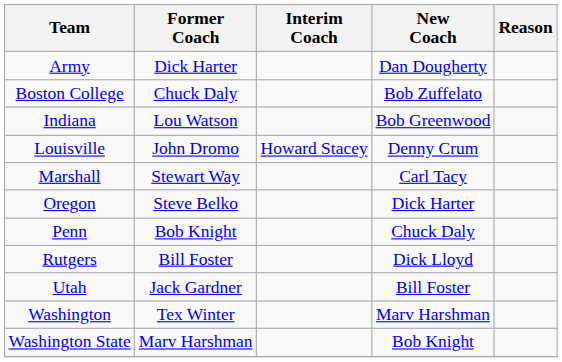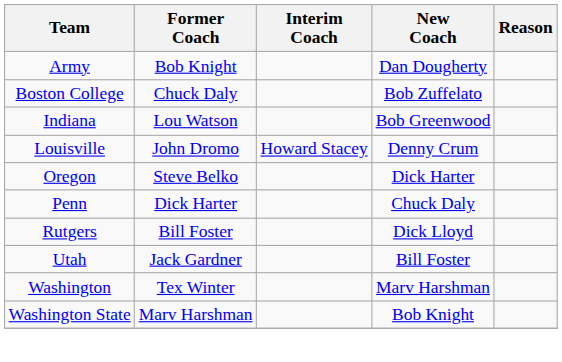(196, 65) Dick Harter -> (196, 65) Bob Knight
- row: (70, 176)
(196, 231) Bob Knight -> (196, 203) Dick Harter
